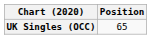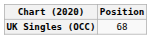(122, 27) 65 -> (122, 27) 68
